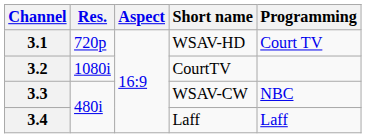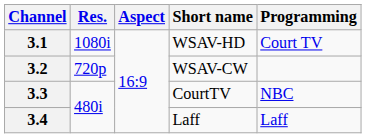(90, 42) 720p -> (92, 42) 1080i
(92, 68) 1080i -> (90, 68) 720p
(202, 68) CourtTV -> (210, 68) WSAV-CW
(210, 94) WSAV-CW -> (202, 94) CourtTV
